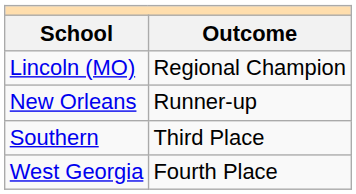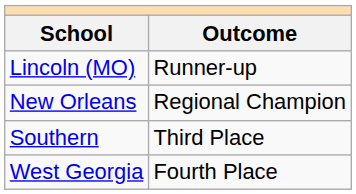(250, 67) Regional Champion -> (205, 67) Runner-up
(205, 102) Runner-up -> (250, 102) Regional Champion
